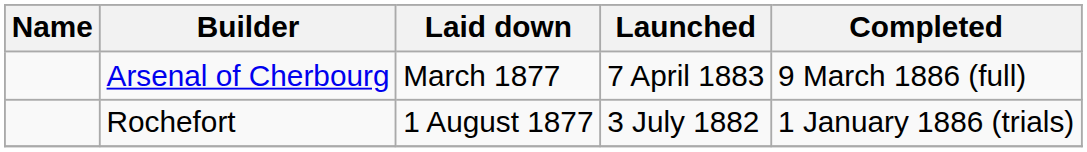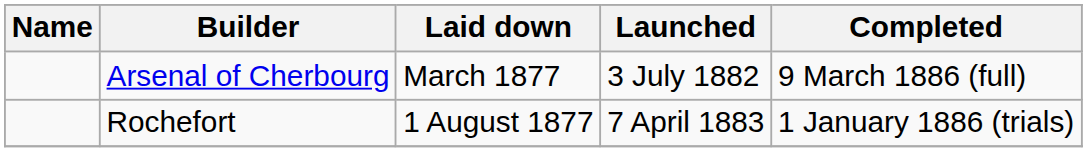(686, 75) 7 April 1883 -> (683, 75) 3 July 1882
(683, 122) 3 July 1882 -> (686, 122) 7 April 1883
